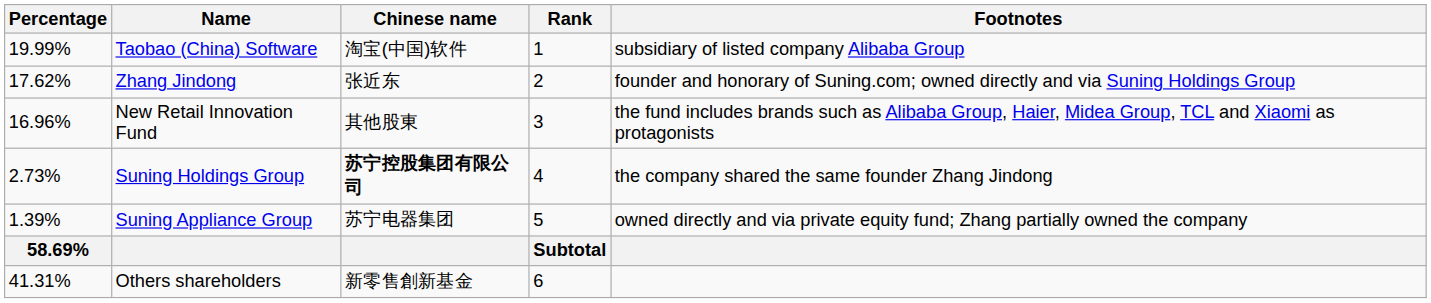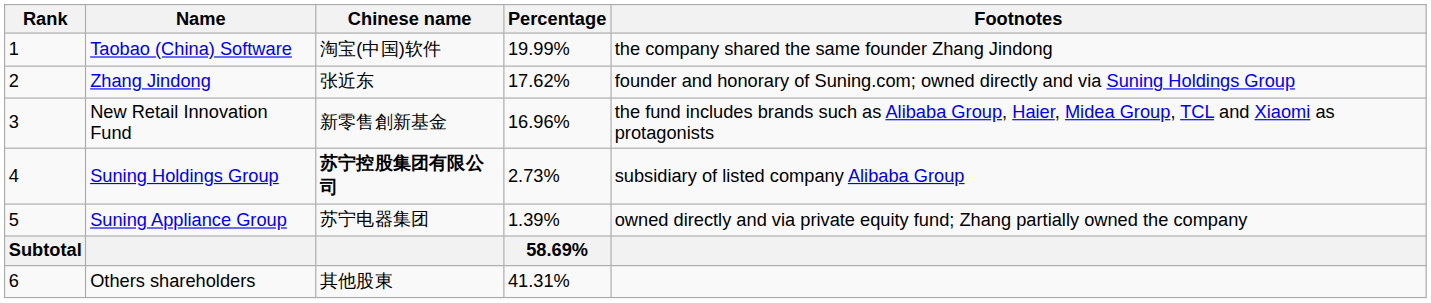columns swapped: (570, 18) <-> (58, 18)
(790, 49) subsidiary of listed company Alibaba Group -> (834, 49) the company shared the same founder Zhang Jindong
(382, 122) 其他股東 -> (384, 122) 新零售創新基金
(834, 175) the company shared the same founder Zhang Jindong -> (790, 175) subsidiary of listed company Alibaba Group
(409, 280) 新零售創新基金 -> (356, 280) 其他股東
